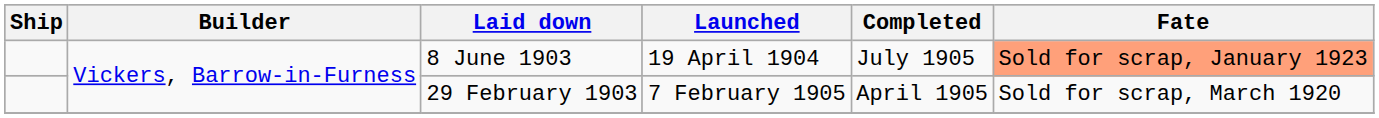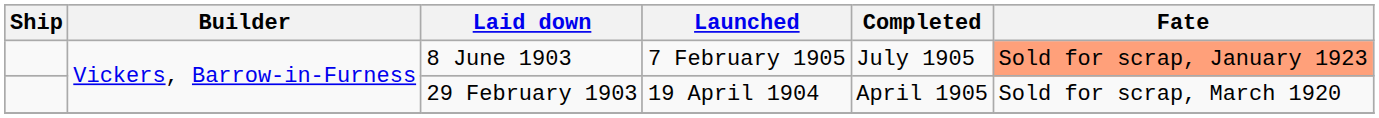(734, 59) 19 April 1904 -> (747, 59) 7 February 1905
(747, 94) 7 February 1905 -> (734, 94) 19 April 1904
